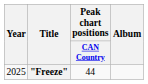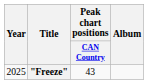(90, 71) 44 -> (90, 71) 43
